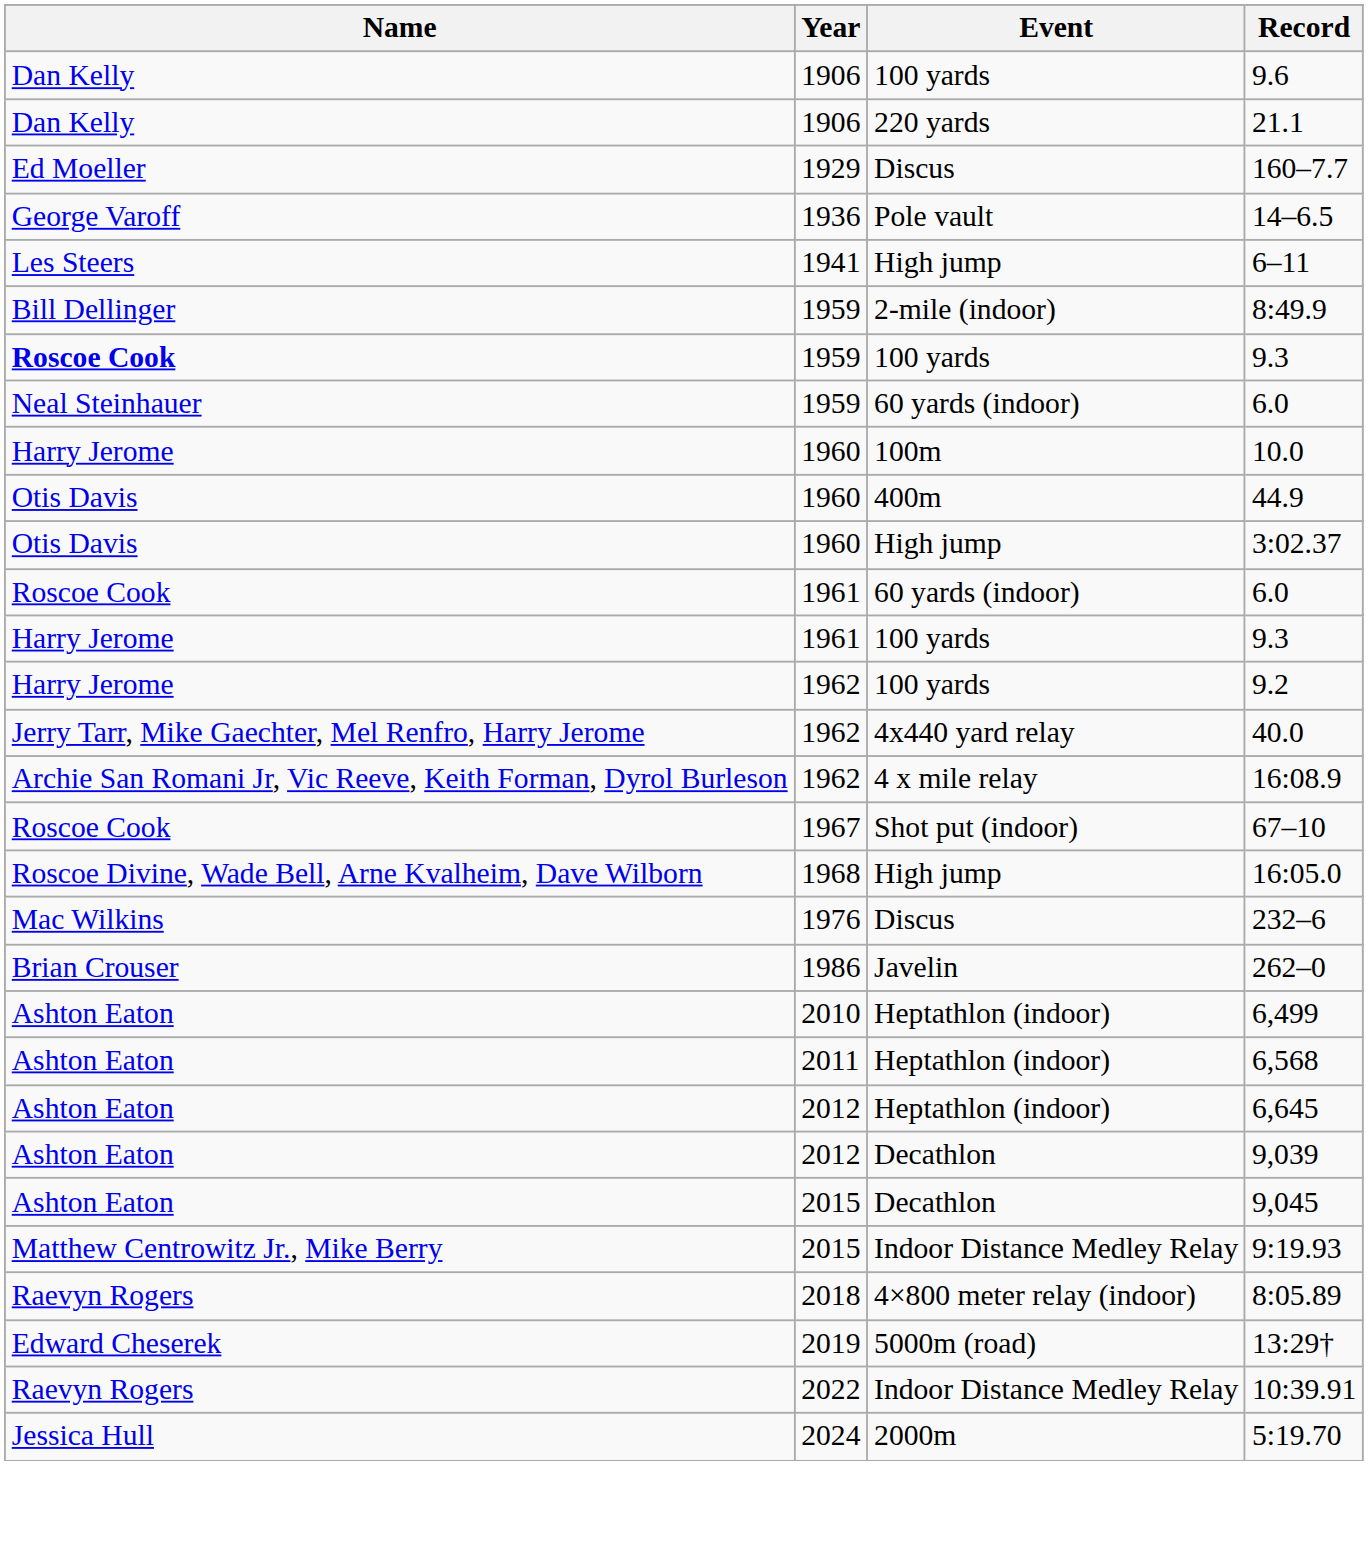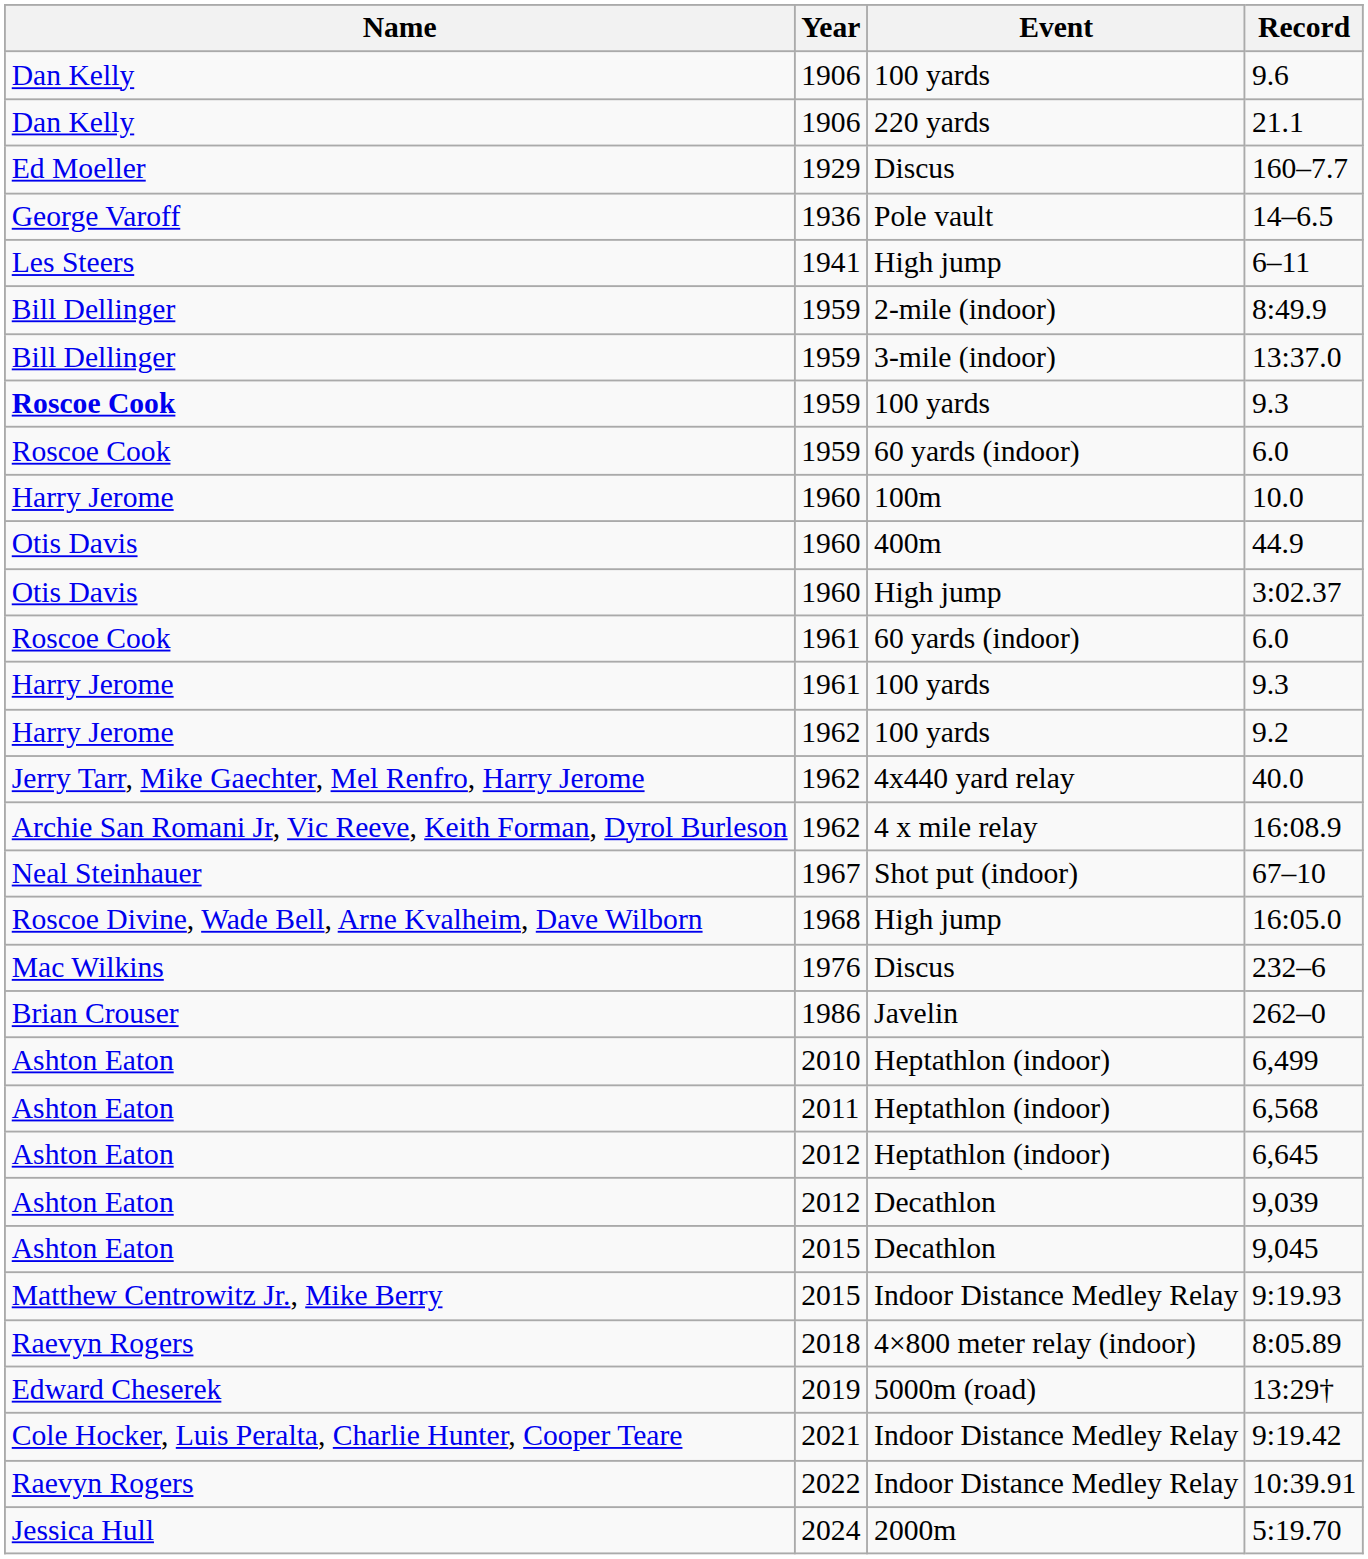+ row: (831, 356)
(107, 403) Neal Steinhauer -> (91, 450) Roscoe Cook
(91, 826) Roscoe Cook -> (107, 872) Neal Steinhauer
+ row: (831, 1436)
